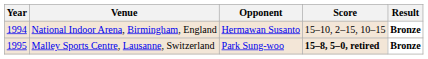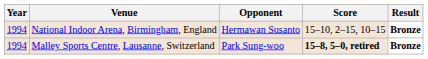(17, 46) 1995 -> (17, 46) 1994
